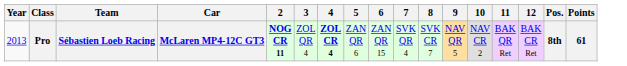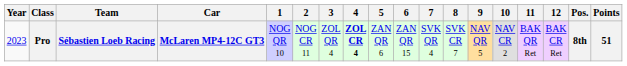+ column: (280, 13)
(17, 41) 2013 -> (17, 41) 2023
(280, 41) bold -> (306, 41) normal
(581, 41) 61 -> (606, 41) 51
